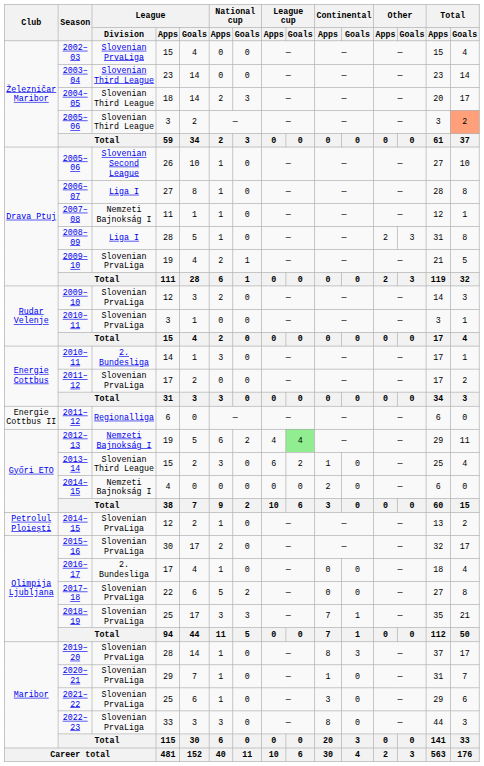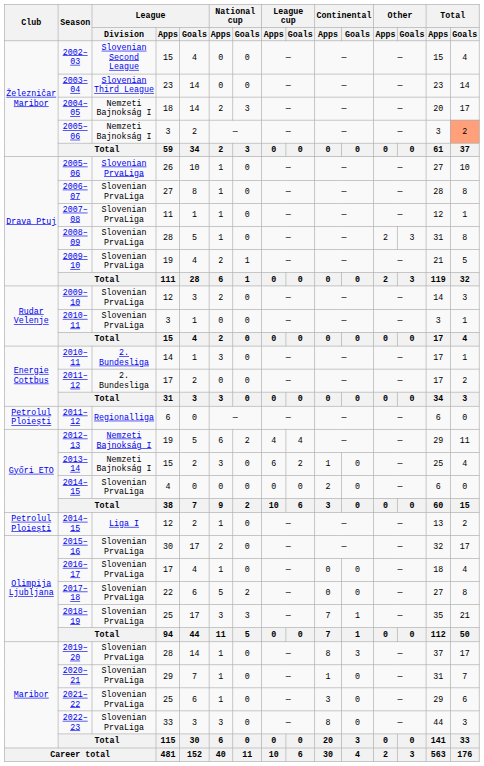(124, 53) Slovenian PrvaLiga -> (124, 57) Slovenian Second League
(124, 99) Slovenian Third League -> (124, 109) Nemzeti Bajnokság I
(124, 122) Slovenian Third League -> (124, 132) Nemzeti Bajnokság I
(124, 164) Slovenian Second League -> (124, 168) Slovenian PrvaLiga
(124, 192) Liga I -> (124, 192) Slovenian PrvaLiga
(124, 215) Nemzeti Bajnokság I -> (124, 215) Slovenian PrvaLiga
(124, 238) Liga I -> (124, 238) Slovenian PrvaLiga
(124, 381) Slovenian PrvaLiga -> (124, 381) 2. Bundesliga
(31, 418) Energie Cottbus II -> (31, 418) Petrolul Ploiești
(300, 441) lightgreen background -> (300, 441) no background
(124, 464) Slovenian Third League -> (124, 464) Nemzeti Bajnokság I
(124, 487) Nemzeti Bajnokság I -> (124, 487) Slovenian PrvaLiga
(124, 524) Slovenian PrvaLiga -> (124, 524) Liga I
(124, 570) 2. Bundesliga -> (124, 570) Slovenian PrvaLiga
